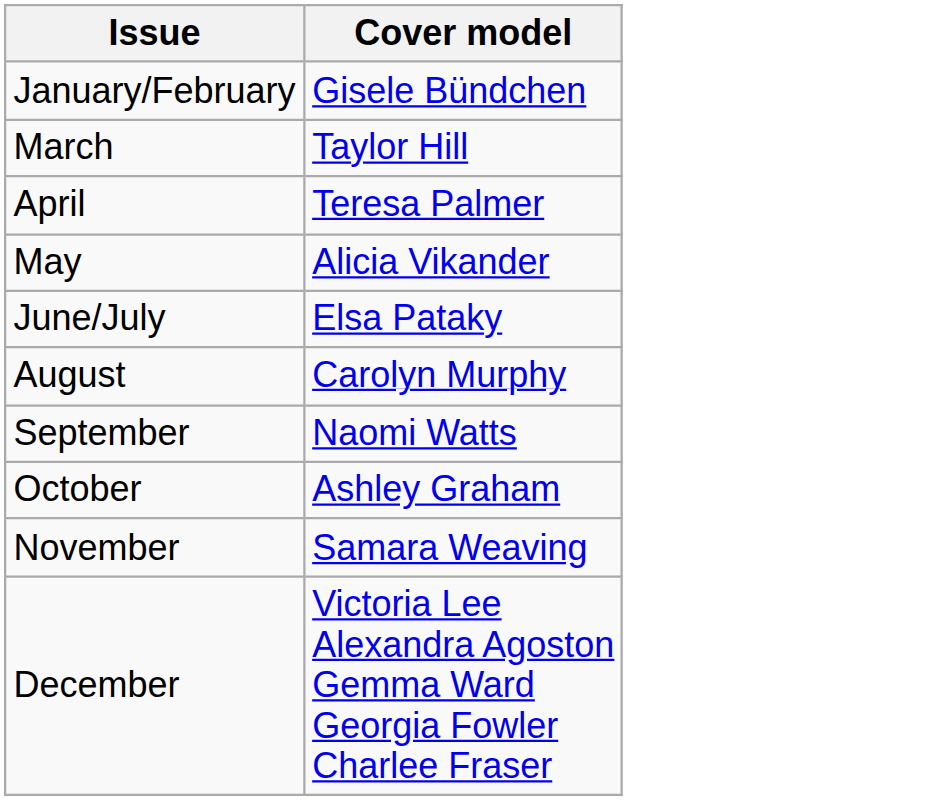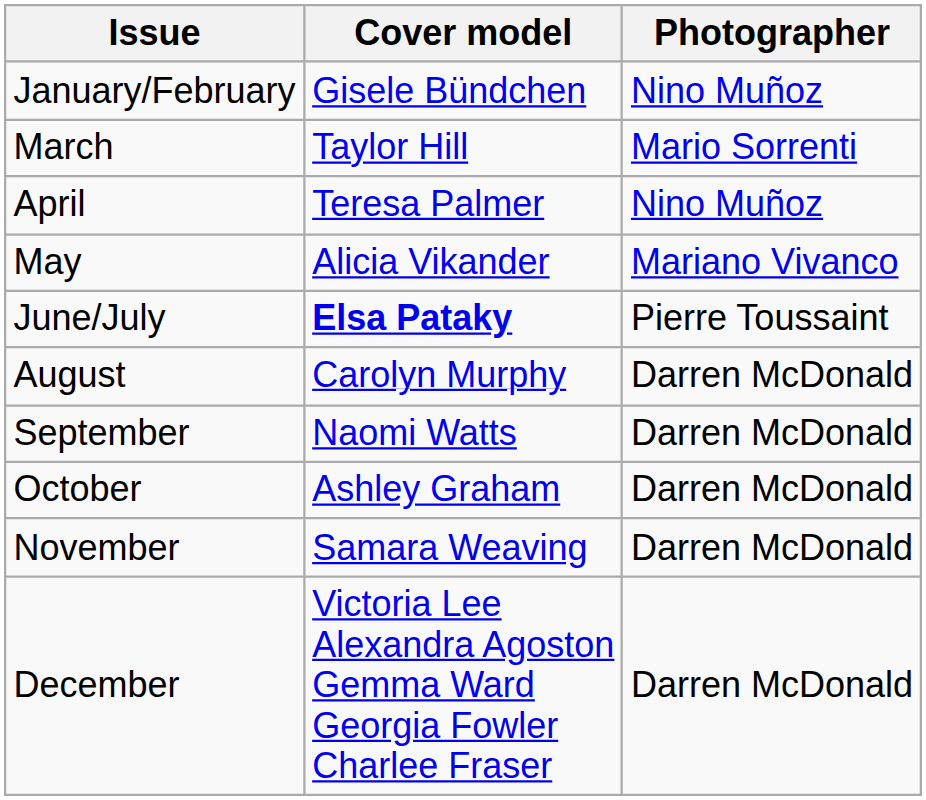+ column: (772, 33)
(407, 318) normal -> (412, 318) bold
